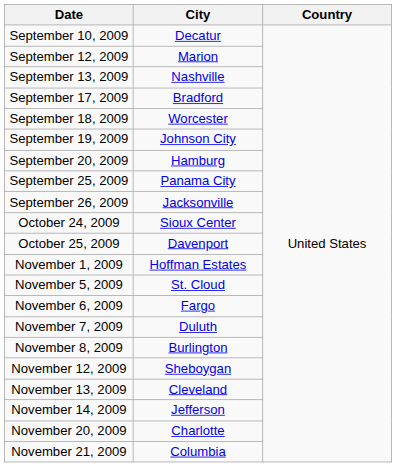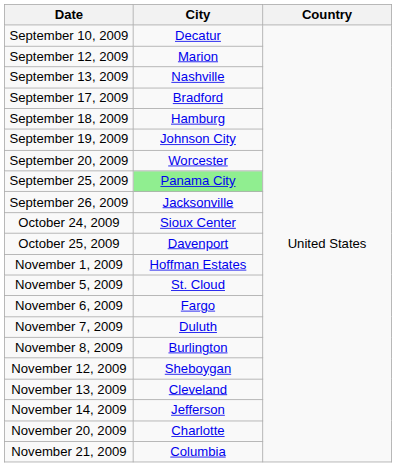(198, 118) Worcester -> (198, 118) Hamburg
(198, 160) Hamburg -> (198, 160) Worcester
(198, 181) no background -> (198, 181) lightgreen background
